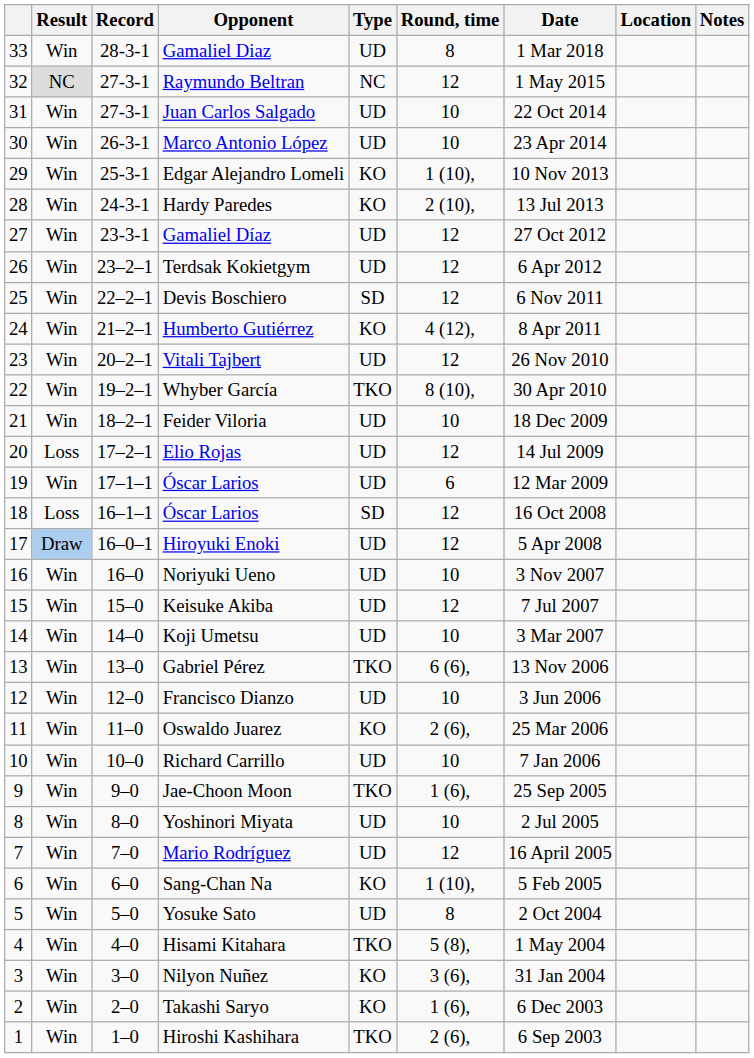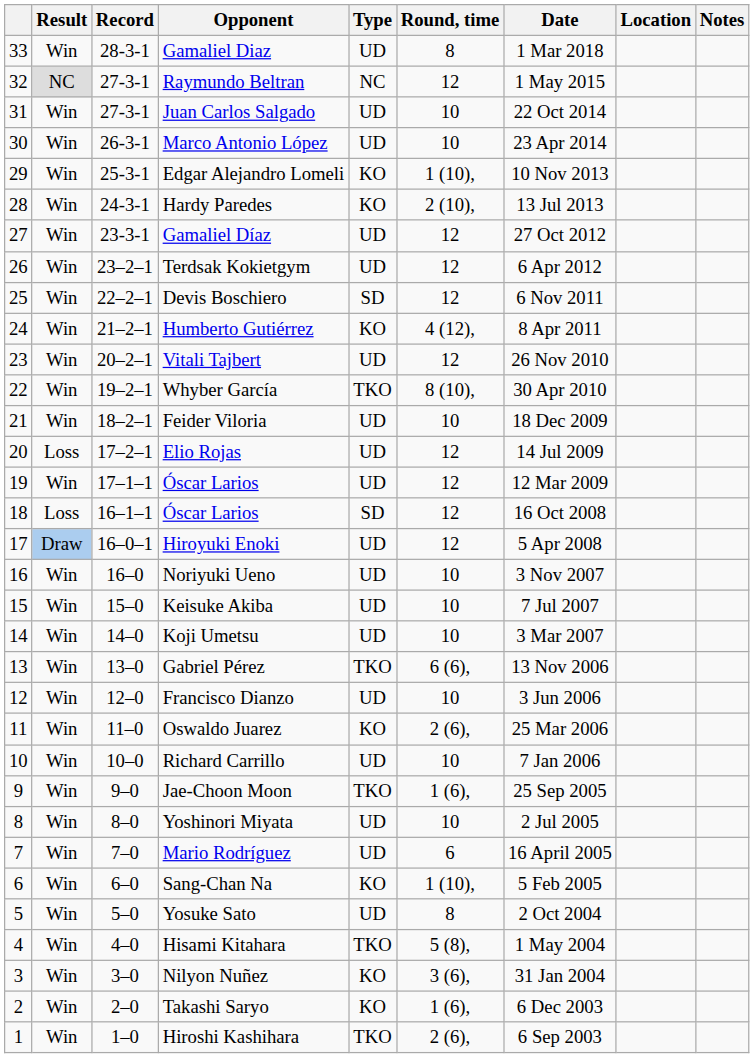(450, 482) 6 -> (450, 482) 12
(450, 605) 12 -> (450, 605) 10
(450, 852) 12 -> (450, 852) 6
